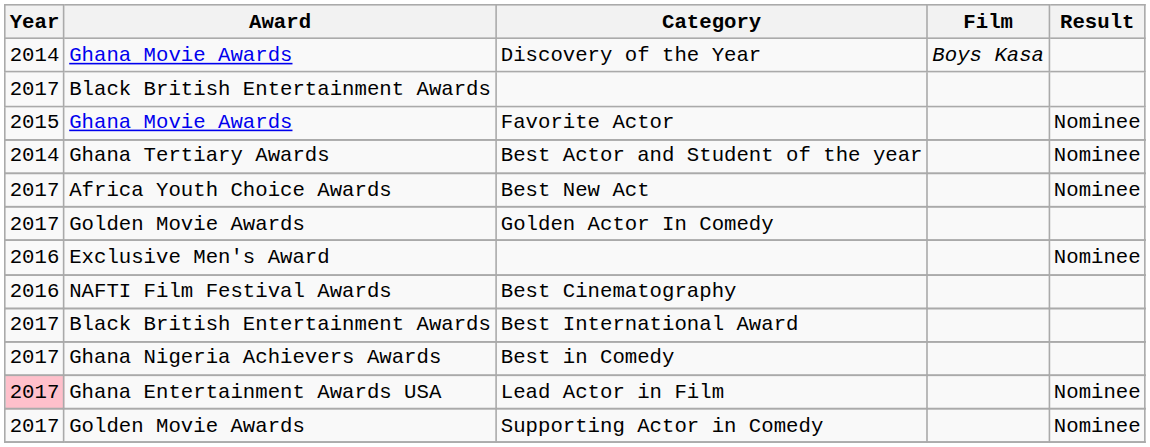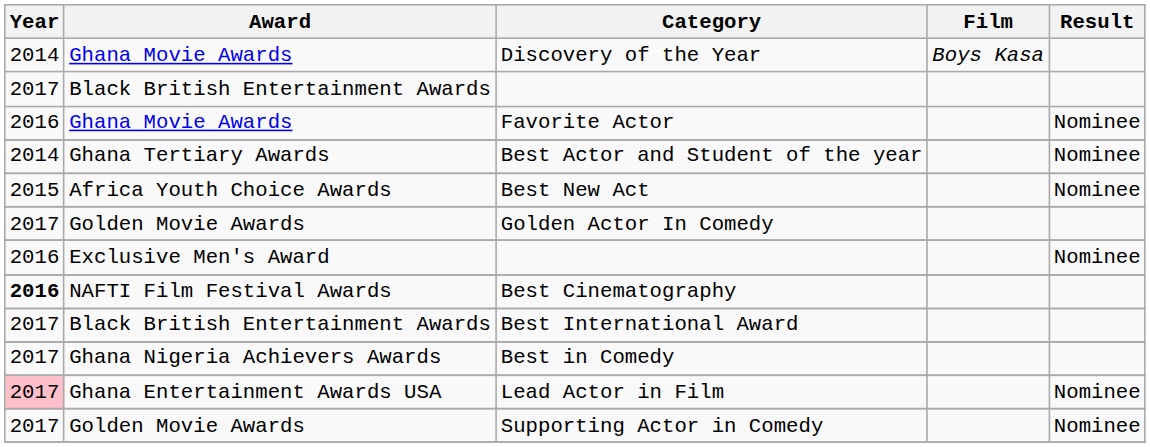(35, 123) 2015 -> (35, 123) 2016
(35, 190) 2017 -> (35, 190) 2015
(35, 291) normal -> (35, 291) bold
